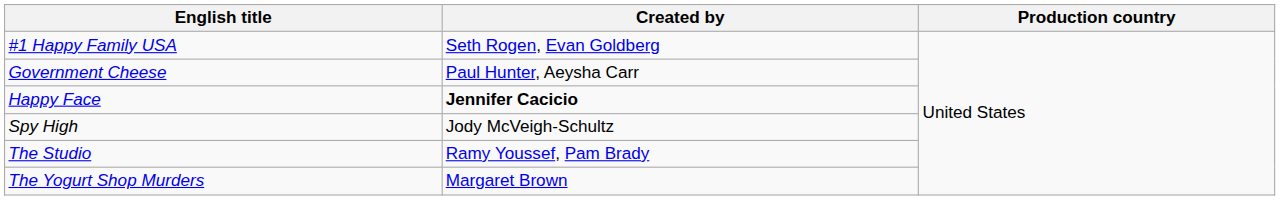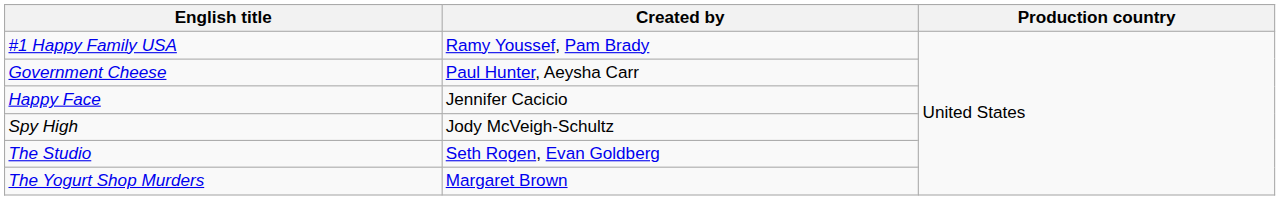(553, 45) Seth Rogen, Evan Goldberg -> (548, 45) Ramy Youssef, Pam Brady
(512, 99) bold -> (507, 99) normal
(548, 153) Ramy Youssef, Pam Brady -> (553, 153) Seth Rogen, Evan Goldberg
